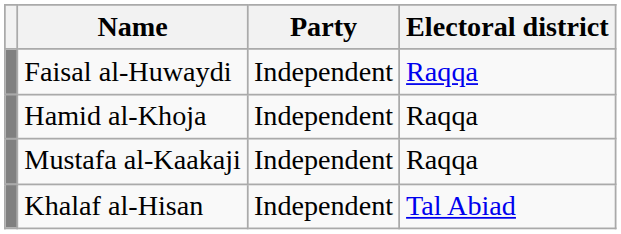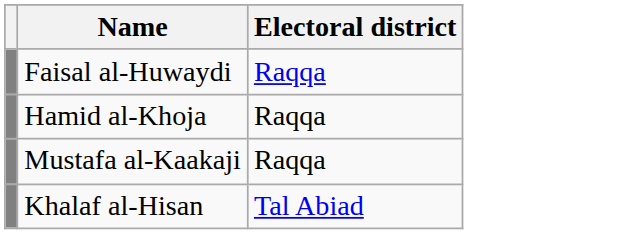- column: (324, 26)
